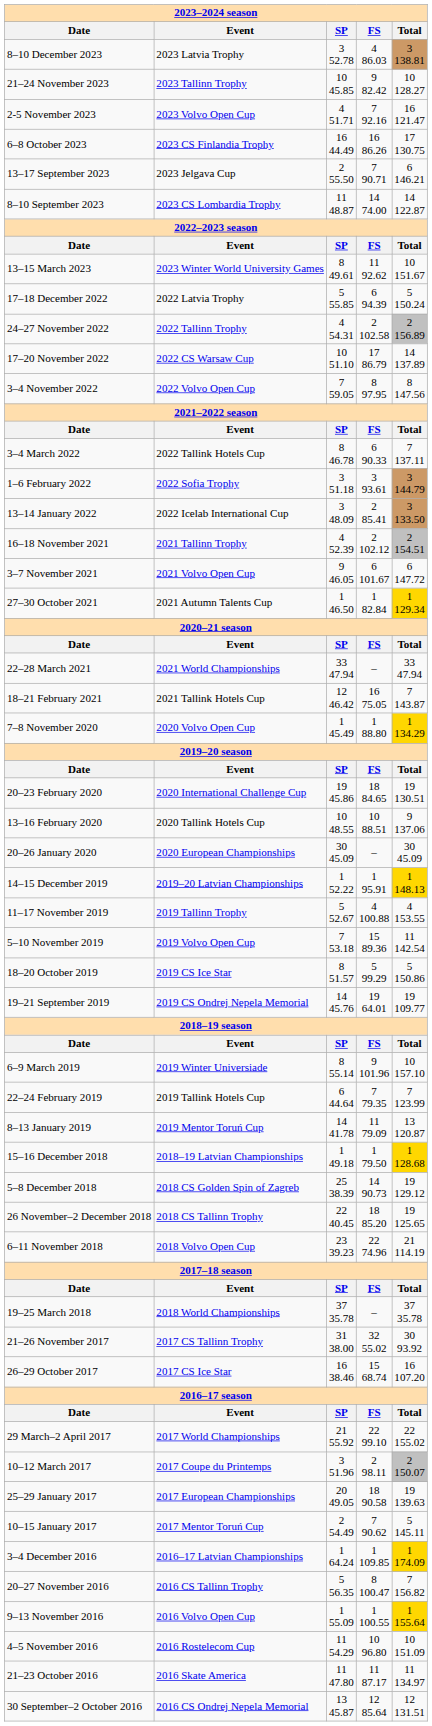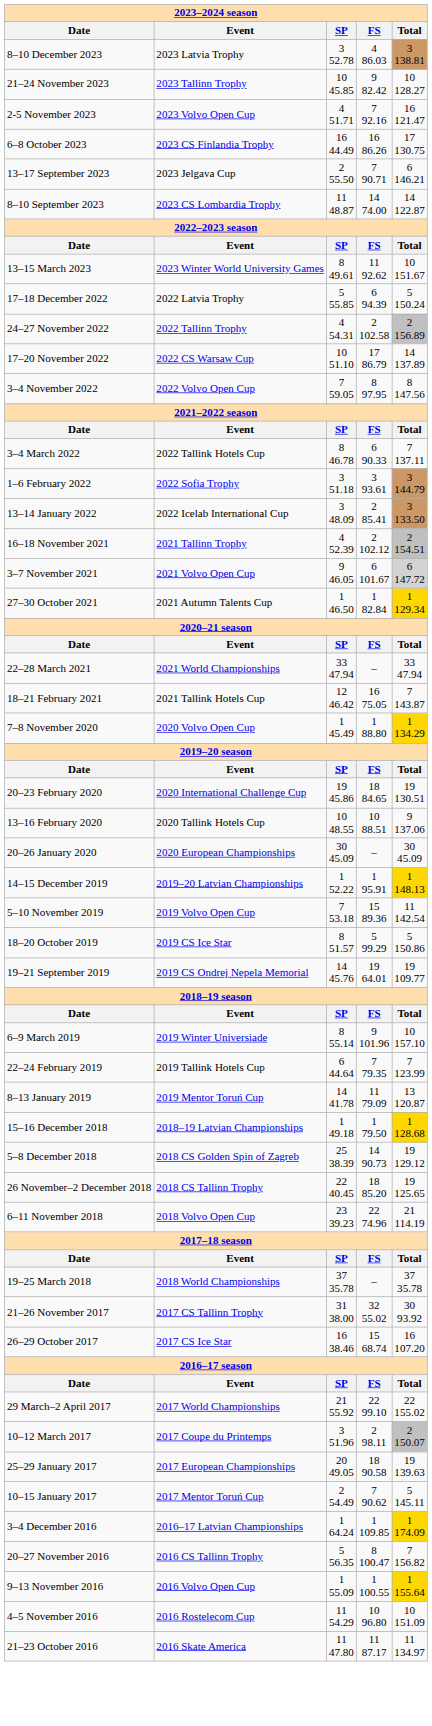(410, 573) no background -> (410, 573) lightgrey background
- row: (58, 912)
- row: (74, 1706)
